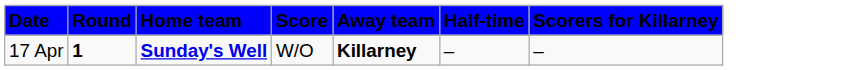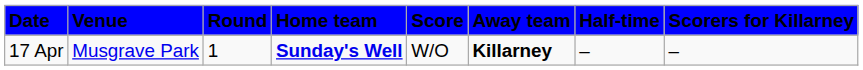+ column: (100, 20)
(77, 50) bold -> (213, 50) normal
